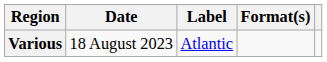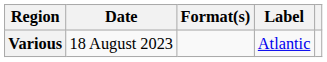columns swapped: (276, 17) <-> (207, 17)
